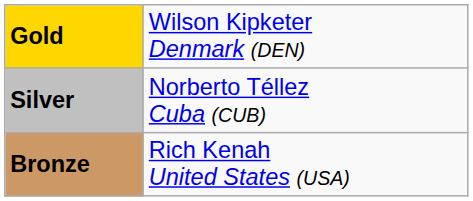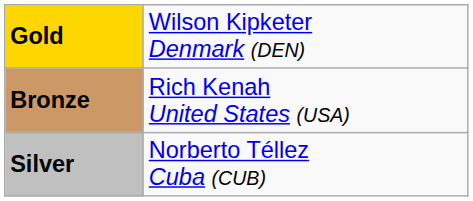rows swapped: (42, 100) <-> (50, 163)
